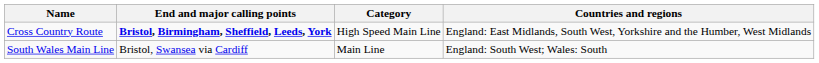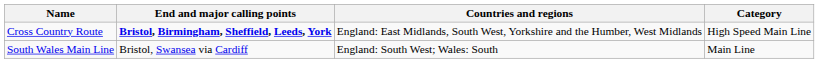columns swapped: (628, 13) <-> (389, 13)
